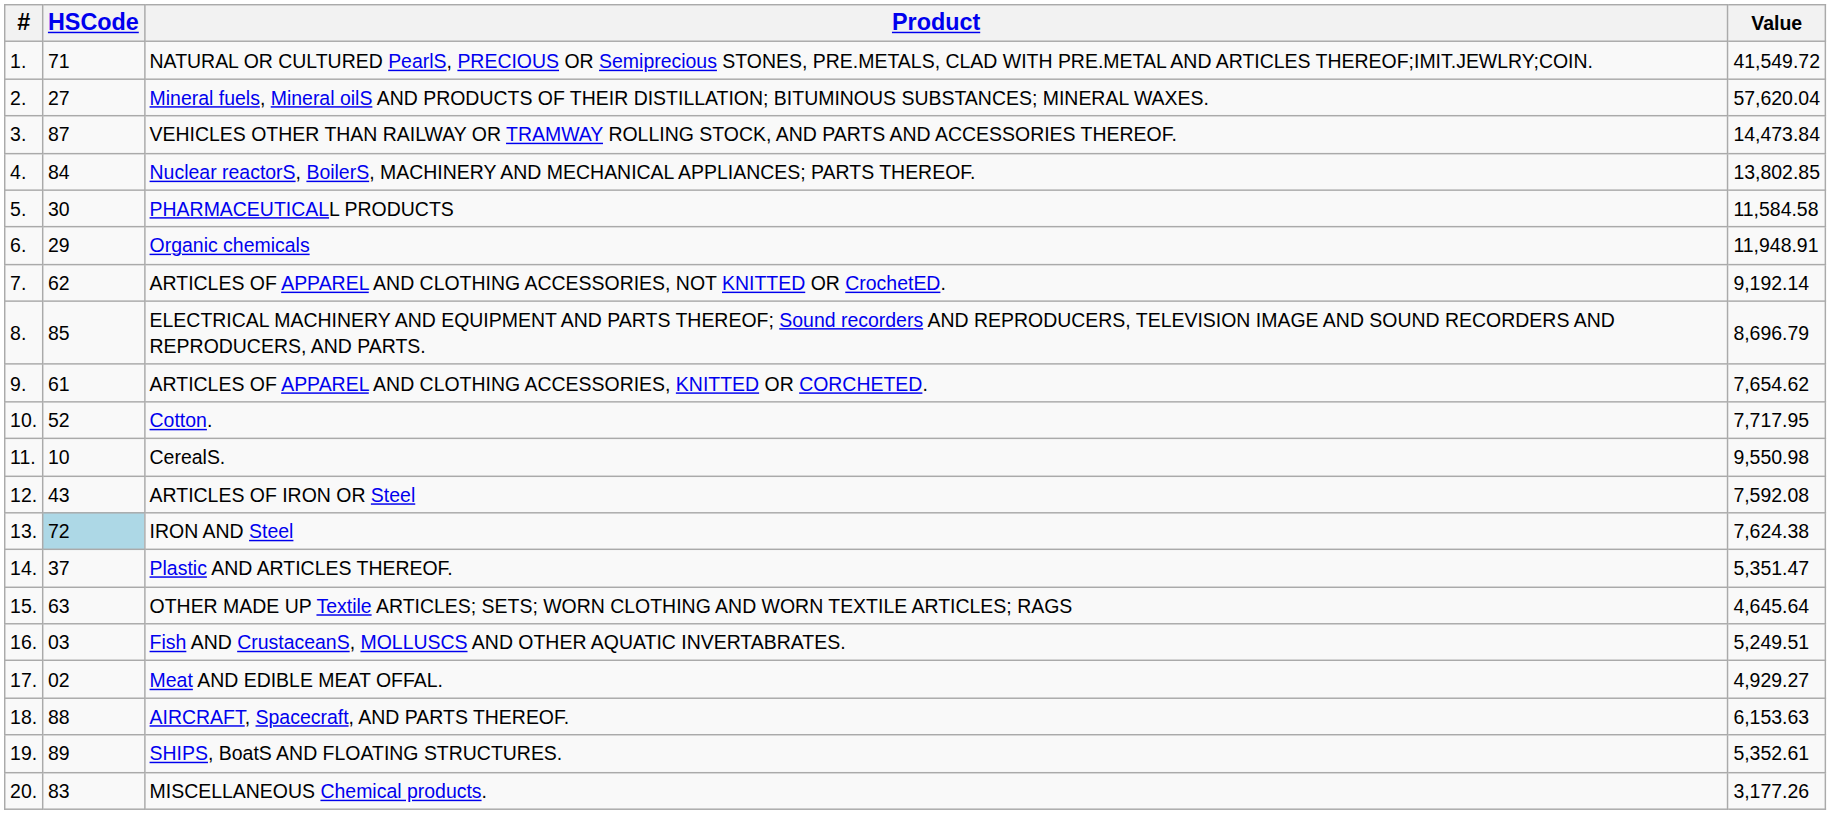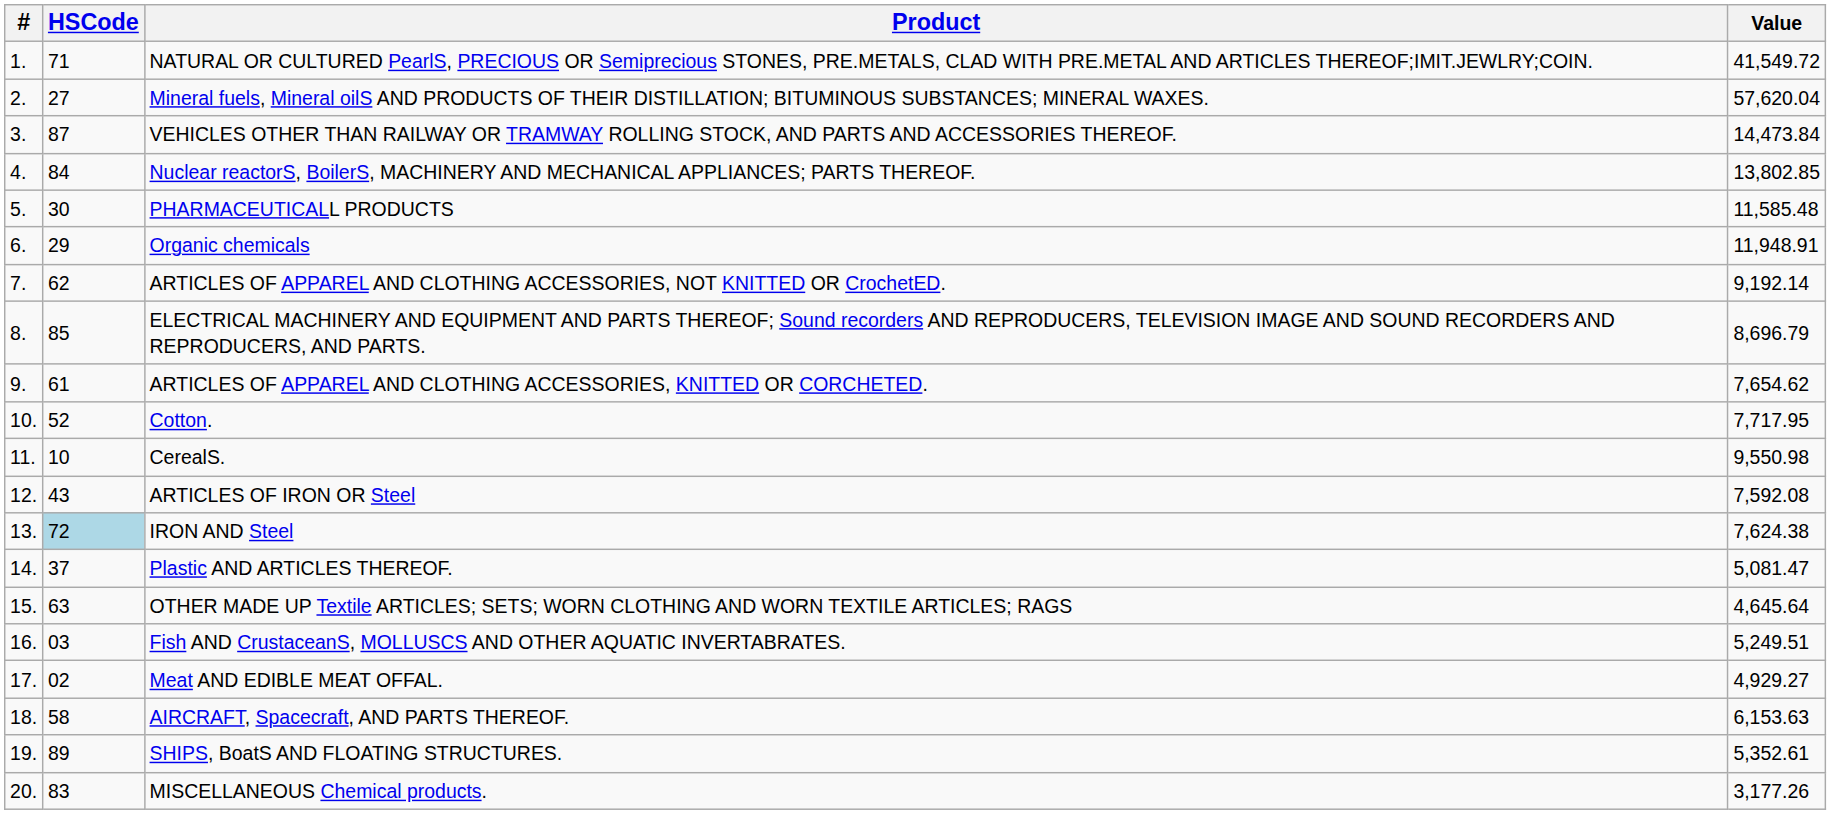(1776, 209) 11,584.58 -> (1776, 209) 11,585.48
(1771, 569) 5,351.47 -> (1771, 569) 5,081.47
(59, 717) 88 -> (59, 717) 58
